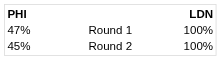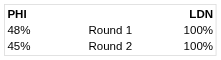(19, 30) 47% -> (19, 30) 48%
